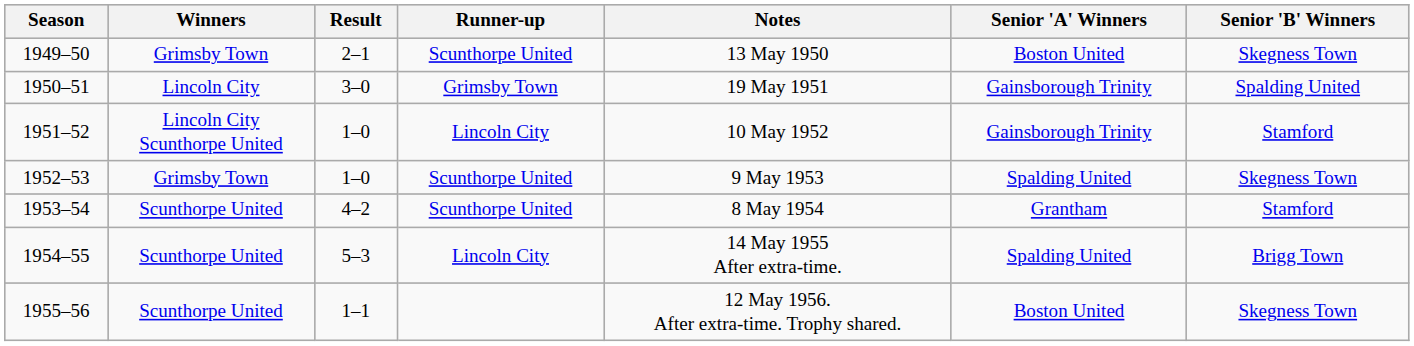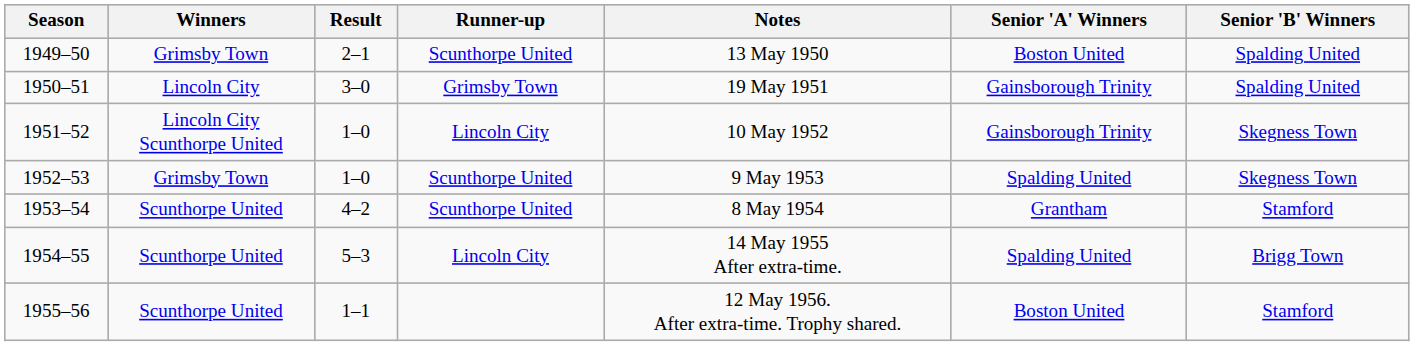(1298, 54) Skegness Town -> (1298, 54) Spalding United
(1298, 132) Stamford -> (1298, 132) Skegness Town
(1298, 311) Skegness Town -> (1298, 311) Stamford
